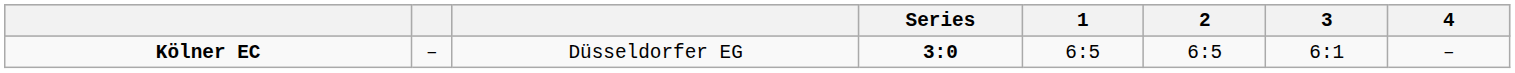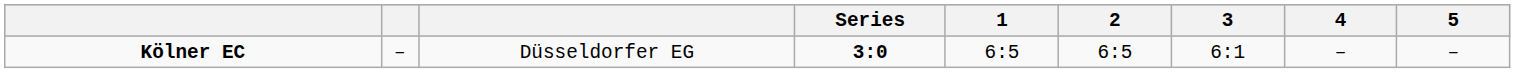+ column: (1453, 21)
